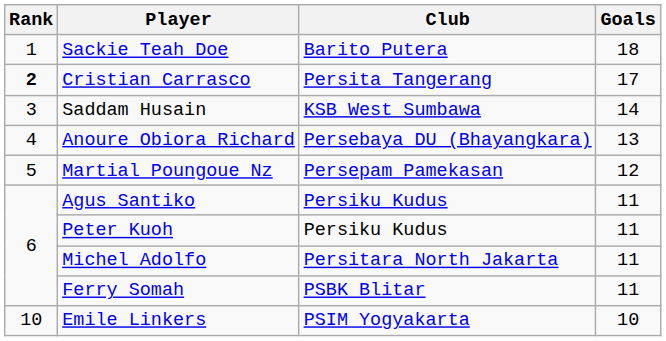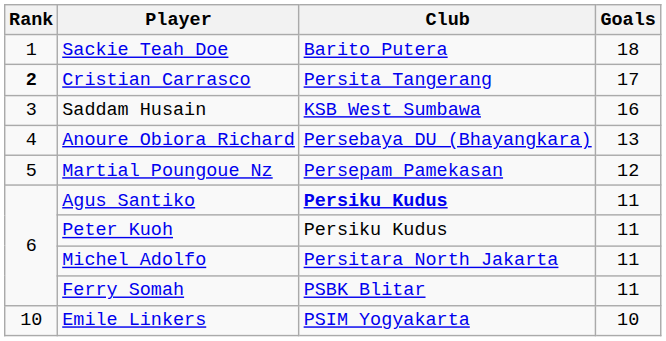(628, 110) 14 -> (628, 110) 16
(376, 200) normal -> (376, 200) bold
